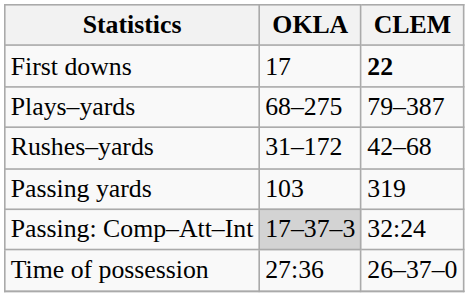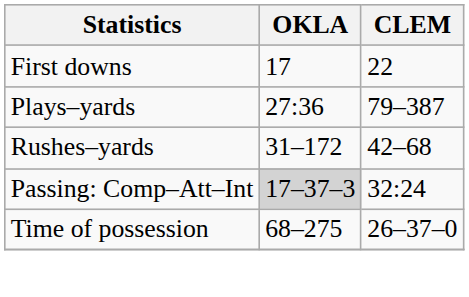(380, 65) bold -> (380, 65) normal
(304, 106) 68–275 -> (295, 106) 27:36
- row: (81, 188)
(295, 270) 27:36 -> (304, 229) 68–275
